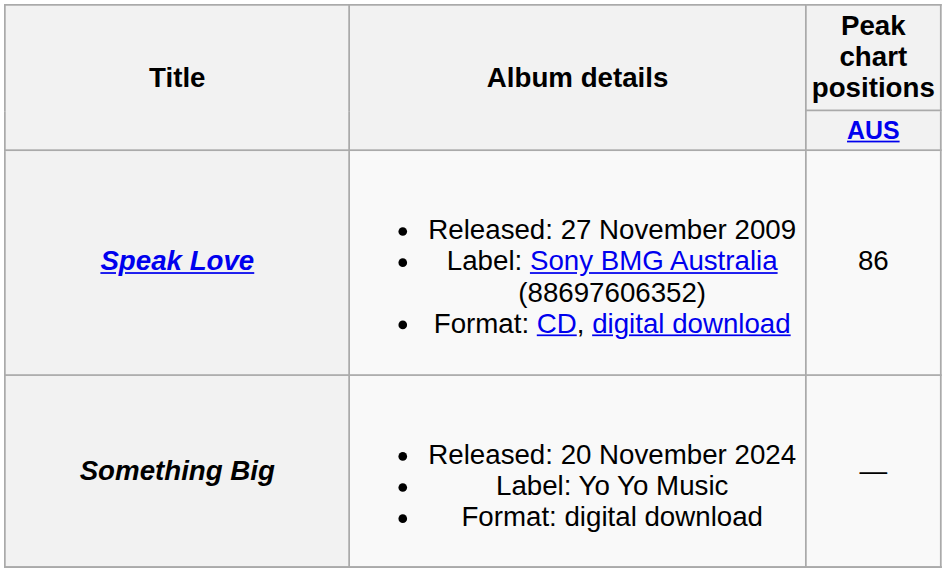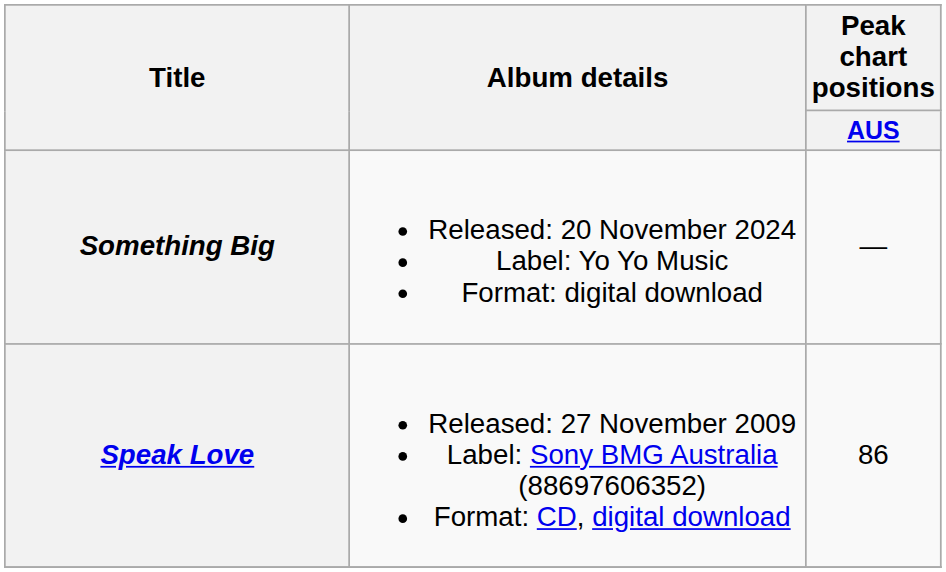rows swapped: (177, 261) <-> (177, 470)
